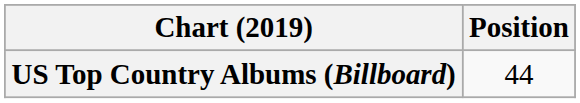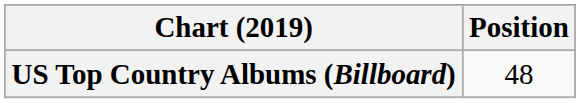(519, 73) 44 -> (519, 73) 48
